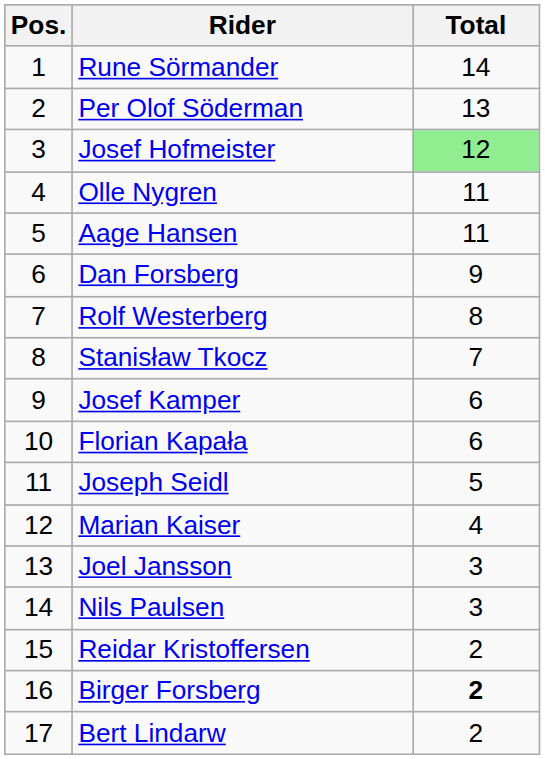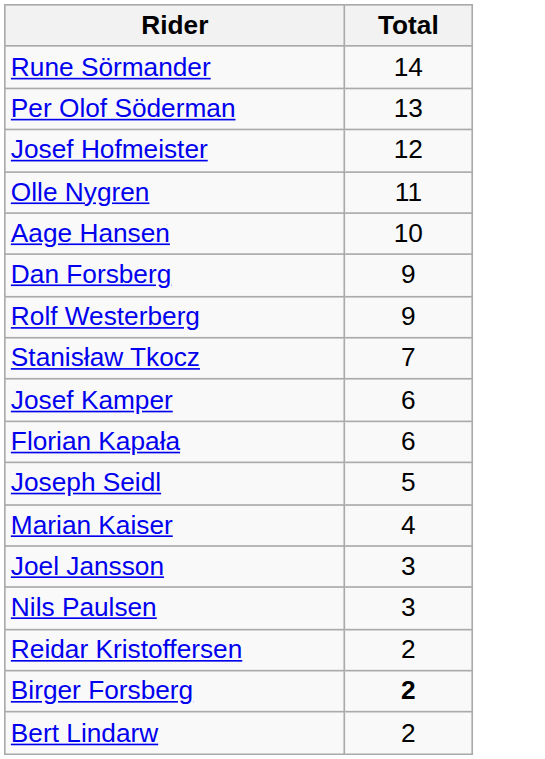- column: (39, 25)
(476, 150) lightgreen background -> (408, 150) no background
(476, 233) 11 -> (408, 233) 10
(476, 316) 8 -> (408, 316) 9
